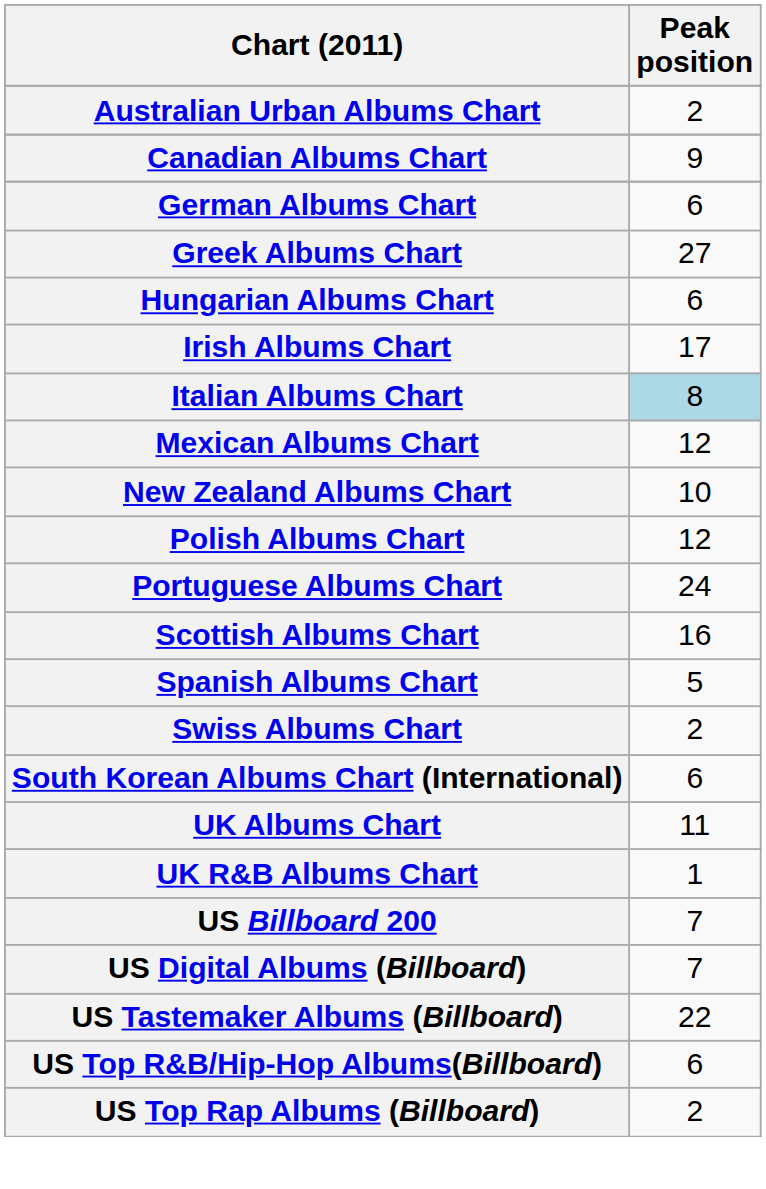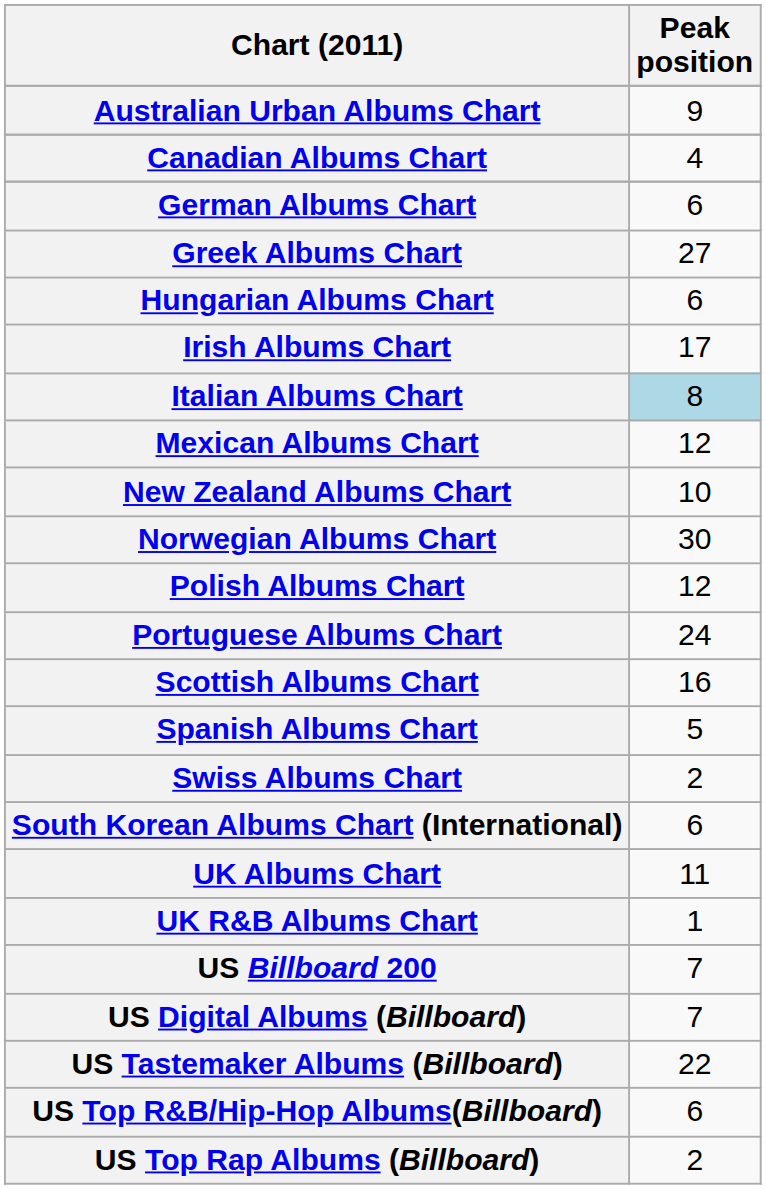(695, 109) 2 -> (695, 109) 9
(695, 157) 9 -> (695, 157) 4
+ row: (317, 539)
